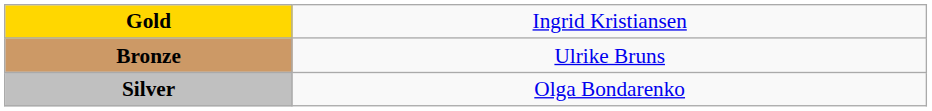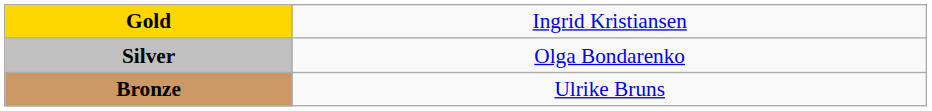rows swapped: (149, 88) <-> (149, 55)
